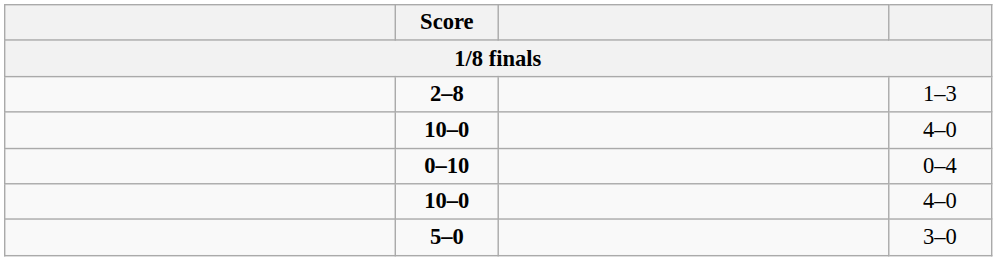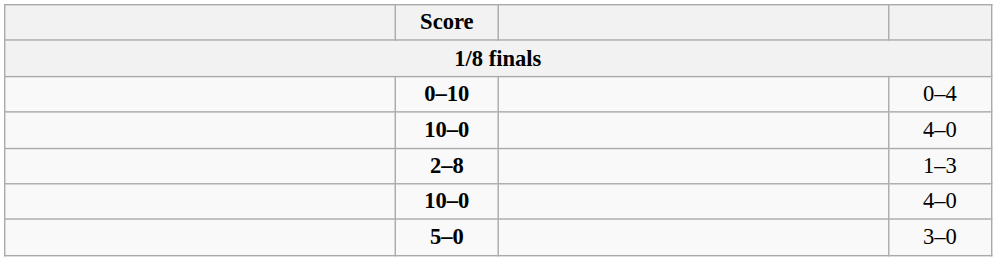rows swapped: (447, 93) <-> (447, 165)
